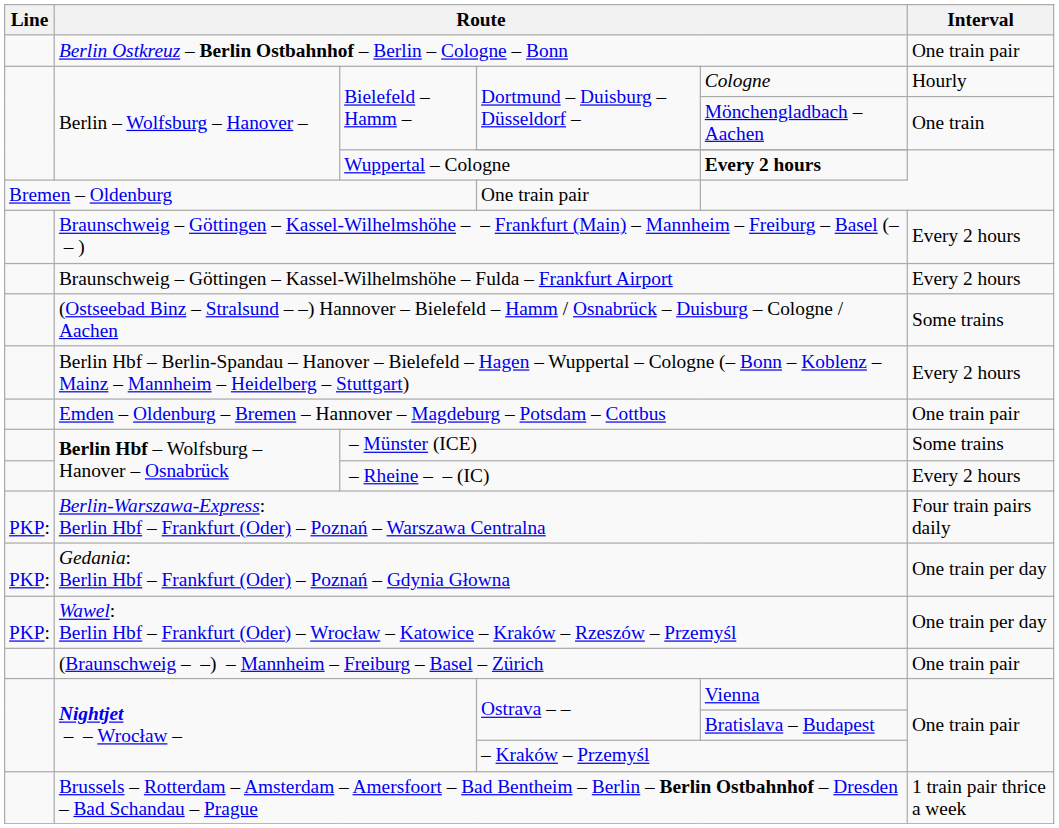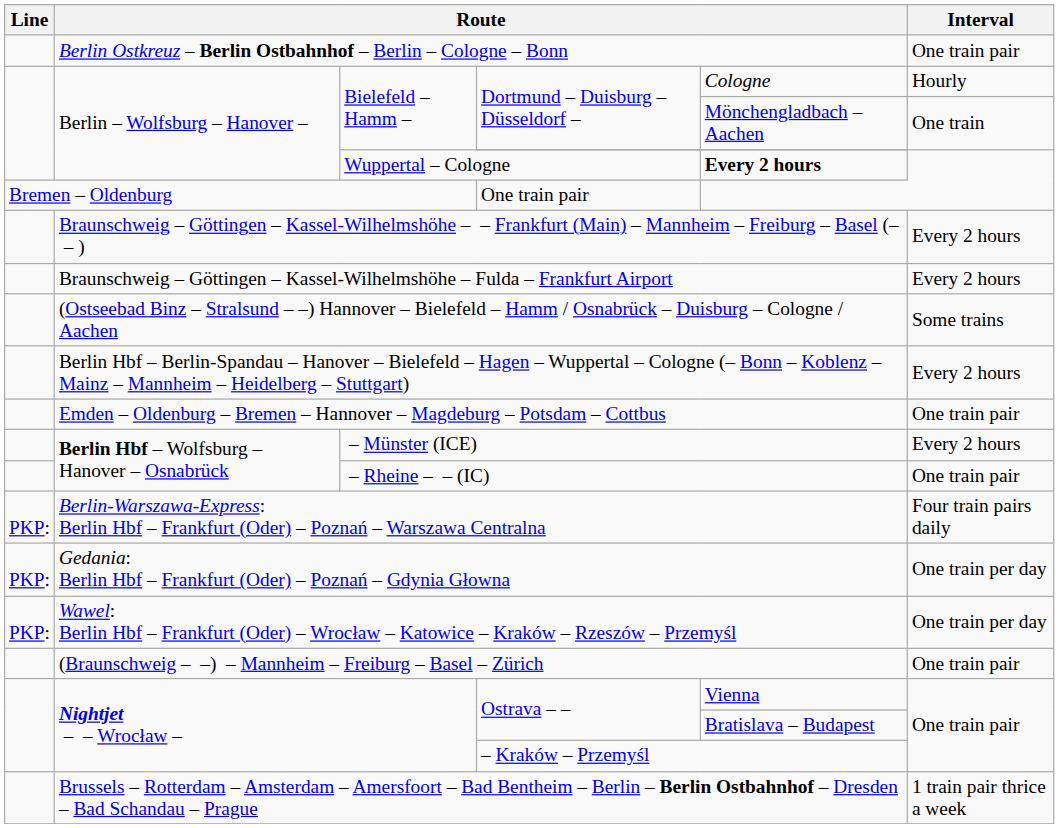(958, 444) Some trains -> (966, 444) Every 2 hours
(966, 475) Every 2 hours -> (966, 475) One train pair
